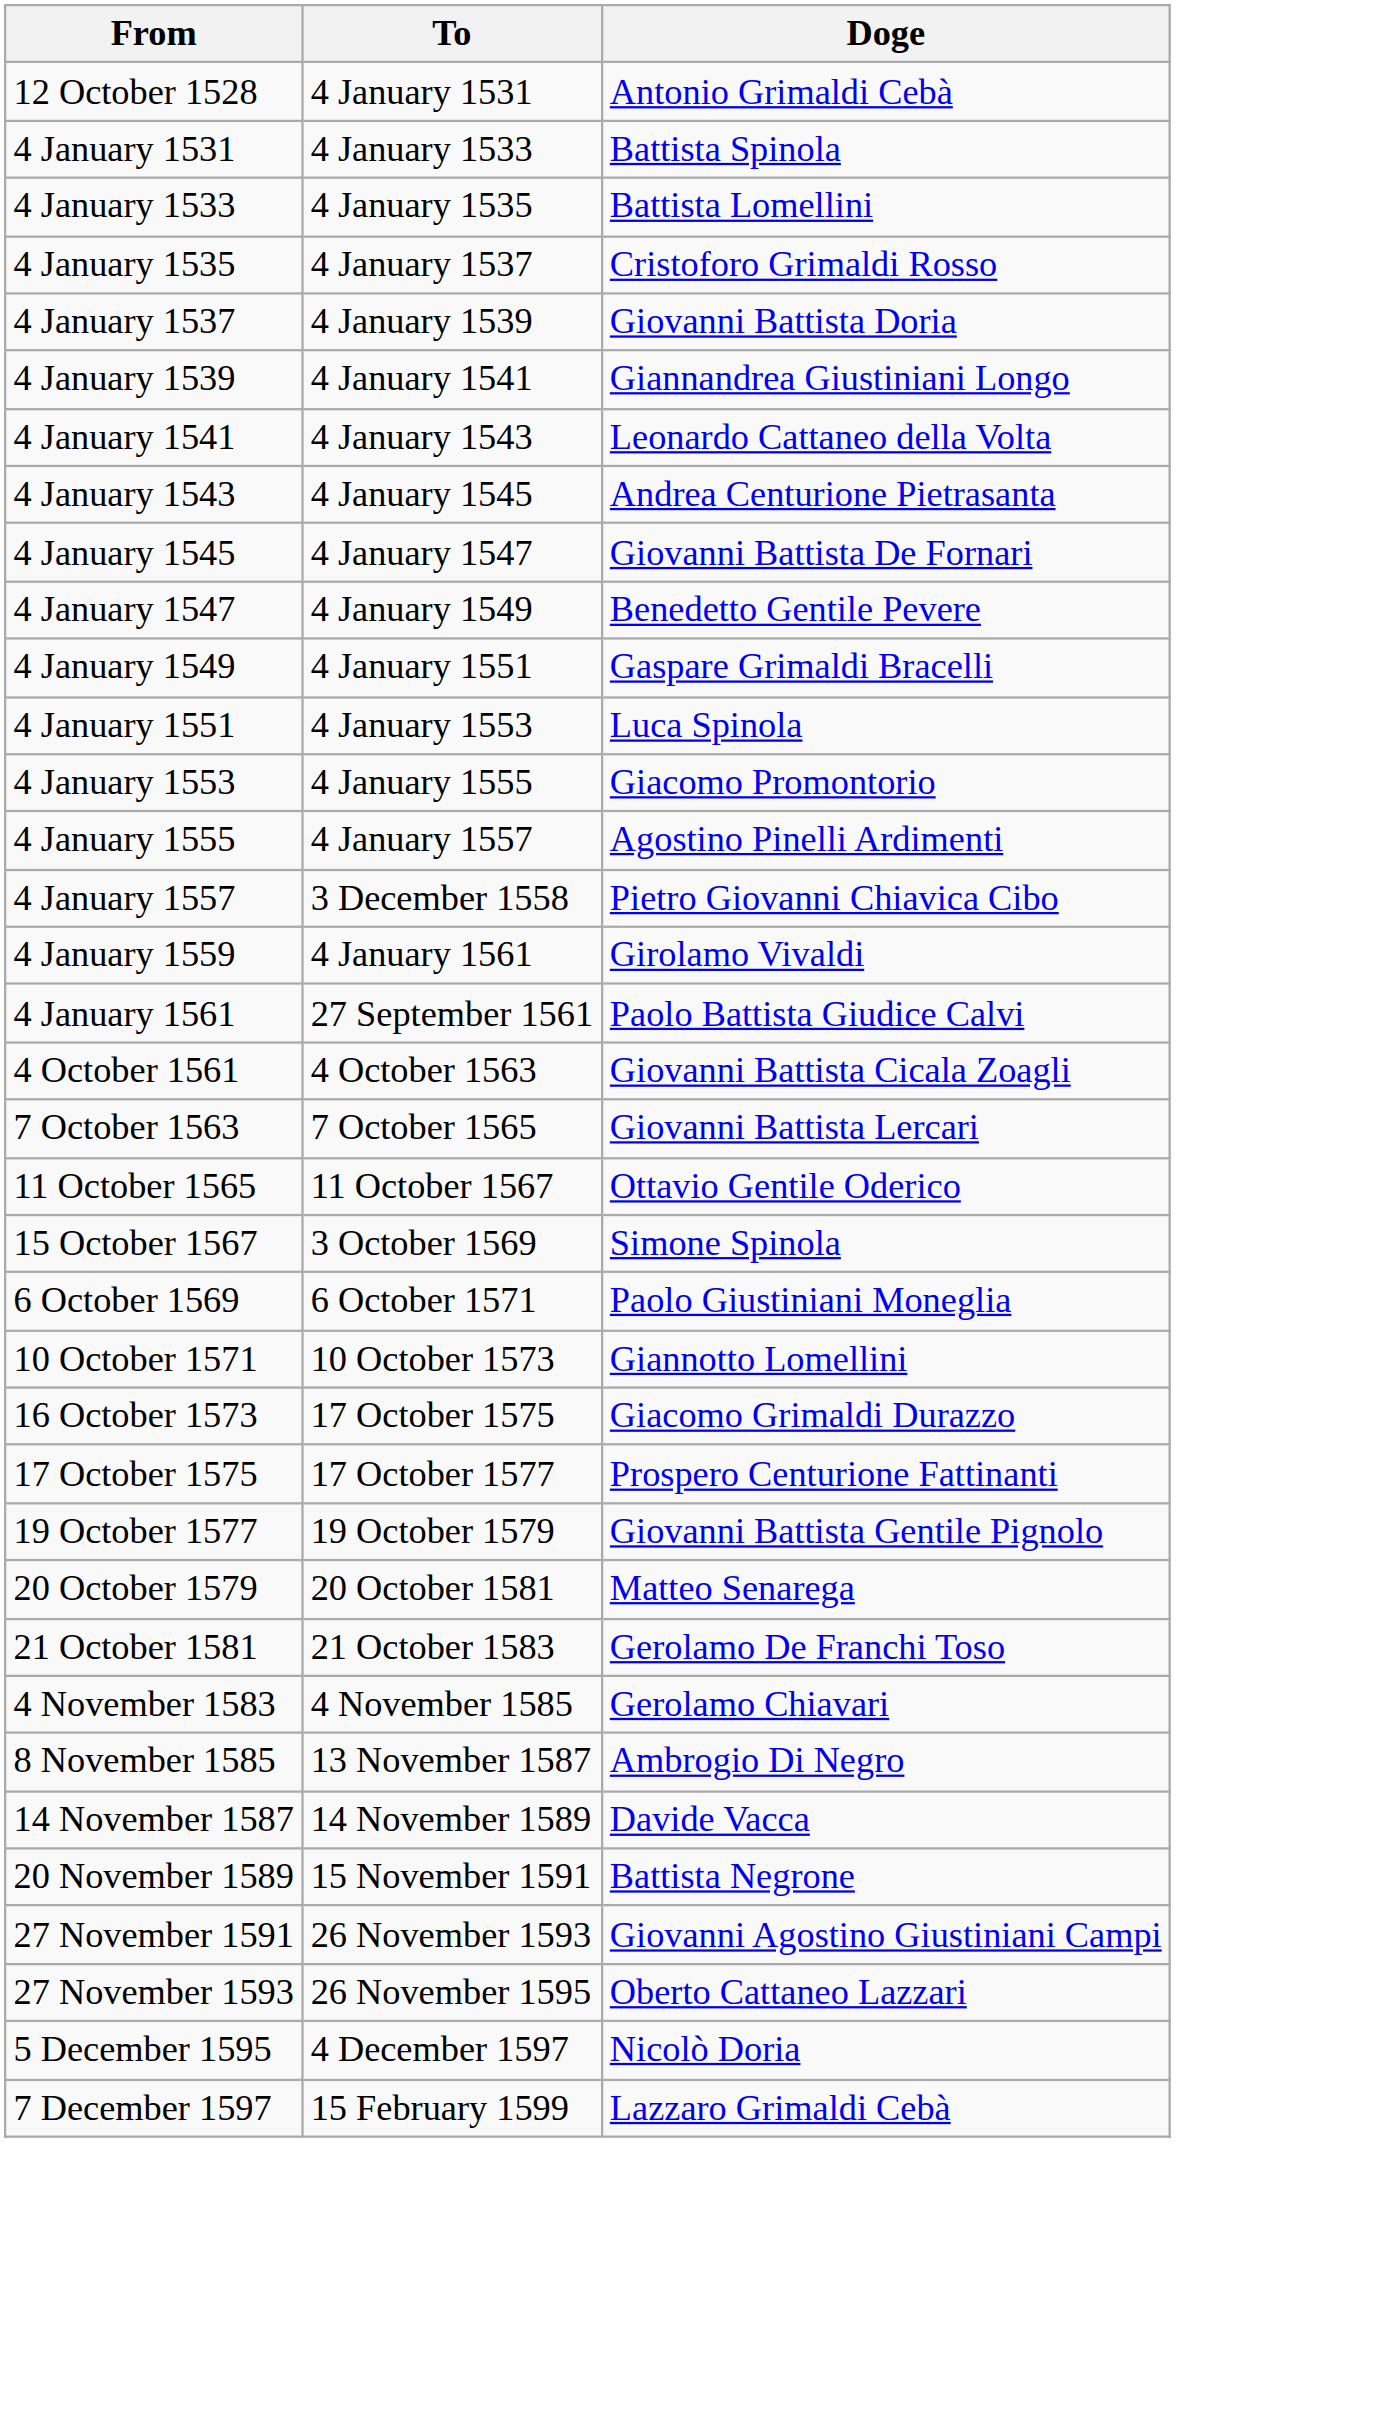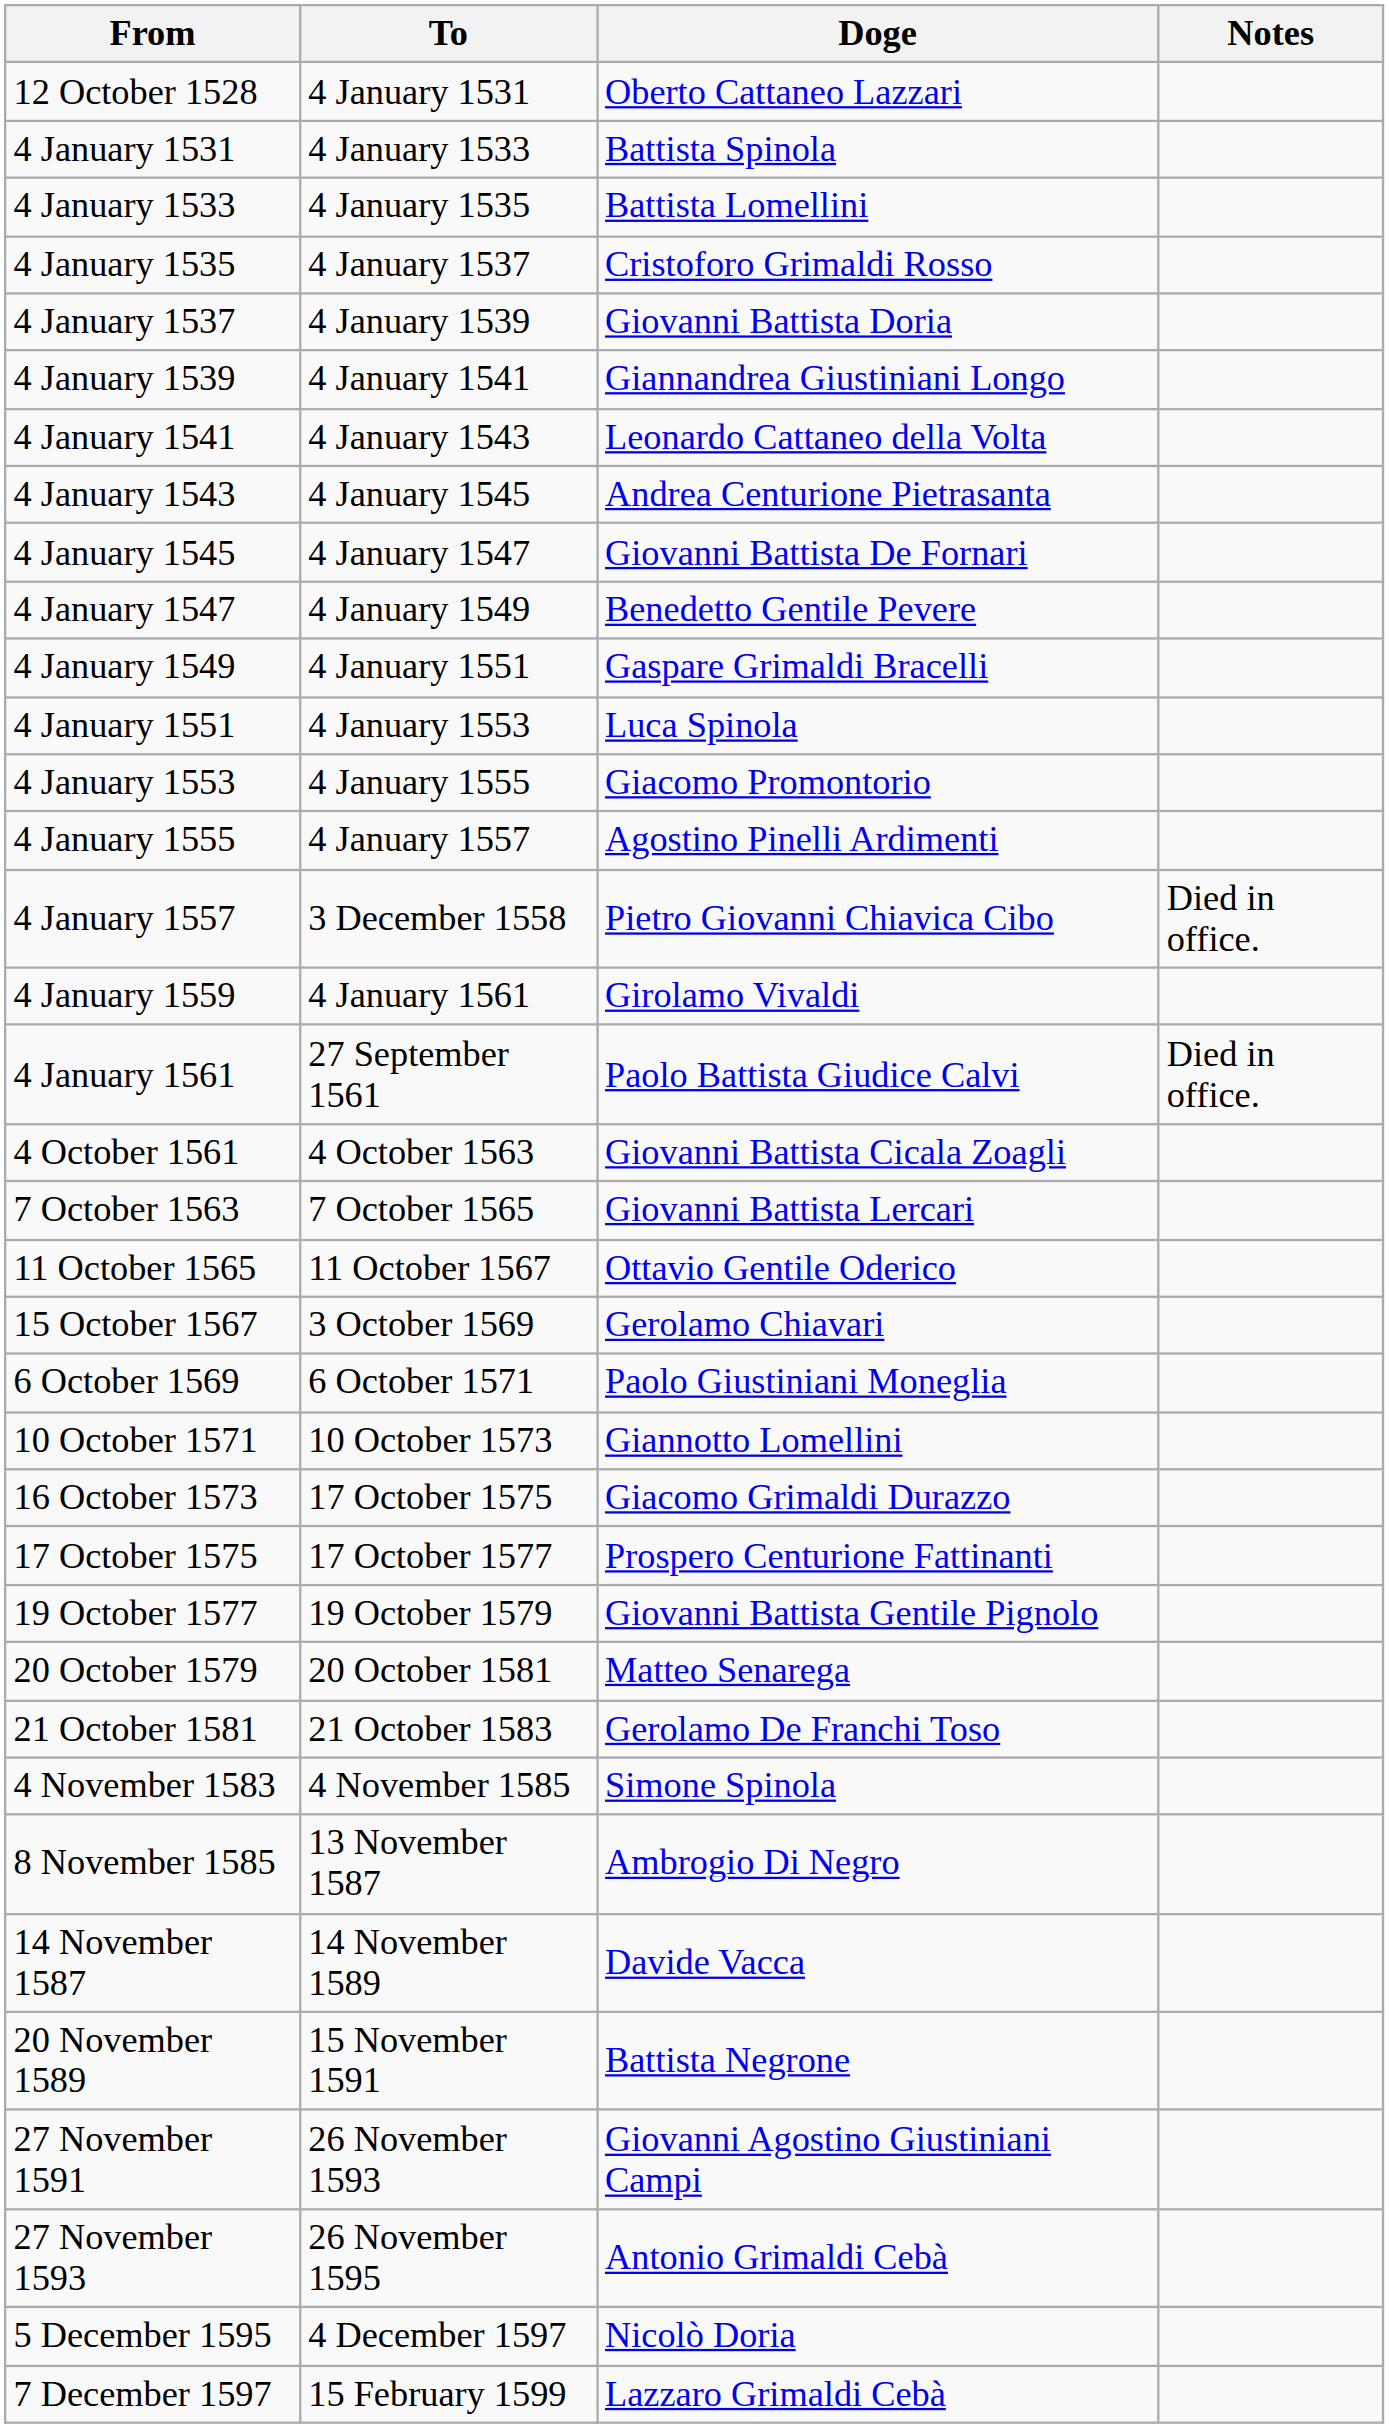+ column: (1271, 33)
(781, 90) Antonio Grimaldi Cebà -> (783, 90) Oberto Cattaneo Lazzari
(725, 1242) Simone Spinola -> (745, 1324) Gerolamo Chiavari
(750, 1703) Gerolamo Chiavari -> (721, 1785) Simone Spinola
(788, 1991) Oberto Cattaneo Lazzari -> (777, 2257) Antonio Grimaldi Cebà
